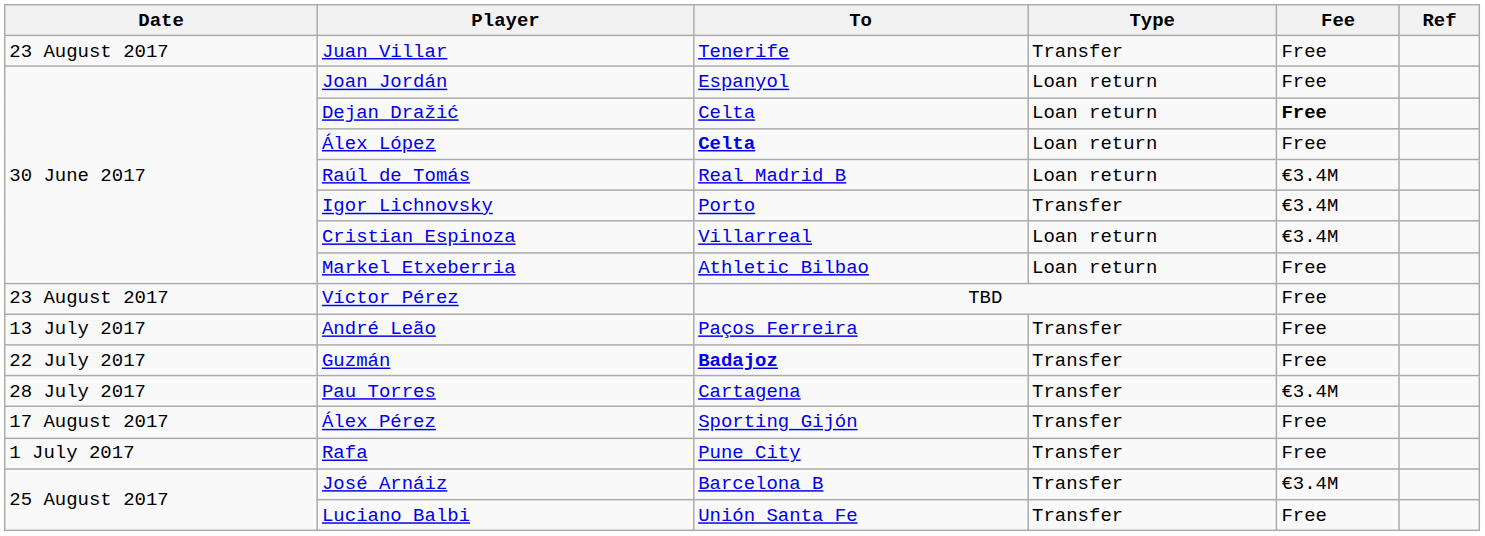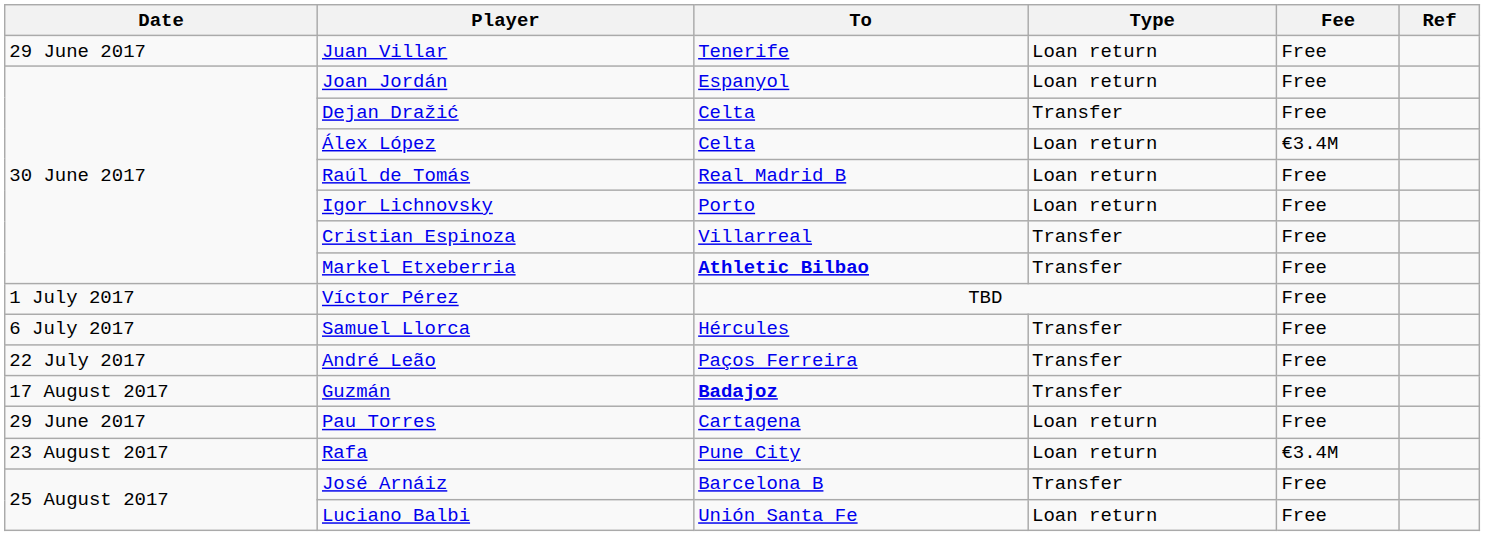(89, 51) 23 August 2017 -> (78, 51) 29 June 2017
(1078, 51) Transfer -> (1095, 51) Loan return
(1095, 113) Loan return -> (1078, 113) Transfer
(1304, 113) bold -> (1304, 113) normal
(727, 144) bold -> (727, 144) normal
(1304, 144) Free -> (1310, 144) €3.4M
(1310, 175) €3.4M -> (1304, 175) Free
(1078, 206) Transfer -> (1095, 206) Loan return
(1310, 206) €3.4M -> (1304, 206) Free
(1095, 237) Loan return -> (1078, 237) Transfer
(1310, 237) €3.4M -> (1304, 237) Free
(784, 268) normal -> (784, 268) bold
(1095, 268) Loan return -> (1078, 268) Transfer
(89, 299) 23 August 2017 -> (72, 299) 1 July 2017
+ row: (396, 330)
(78, 330) 13 July 2017 -> (78, 360) 22 July 2017
(78, 360) 22 July 2017 -> (89, 391) 17 August 2017
(78, 391) 28 July 2017 -> (78, 422) 29 June 2017
(1078, 391) Transfer -> (1095, 422) Loan return
(1310, 391) €3.4M -> (1304, 422) Free
- row: (379, 422)
(72, 453) 1 July 2017 -> (89, 453) 23 August 2017
(1078, 453) Transfer -> (1095, 453) Loan return
(1304, 453) Free -> (1310, 453) €3.4M
(1310, 484) €3.4M -> (1304, 484) Free
(1078, 515) Transfer -> (1095, 515) Loan return
